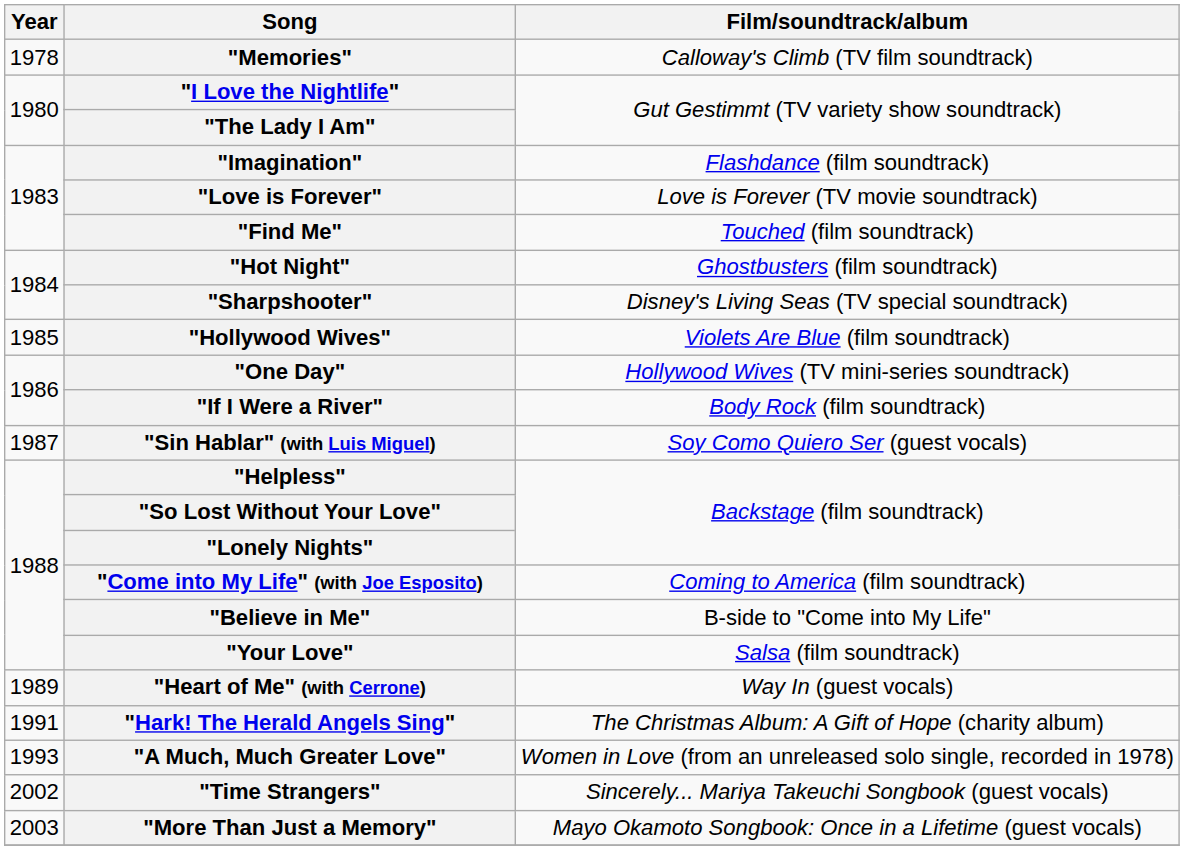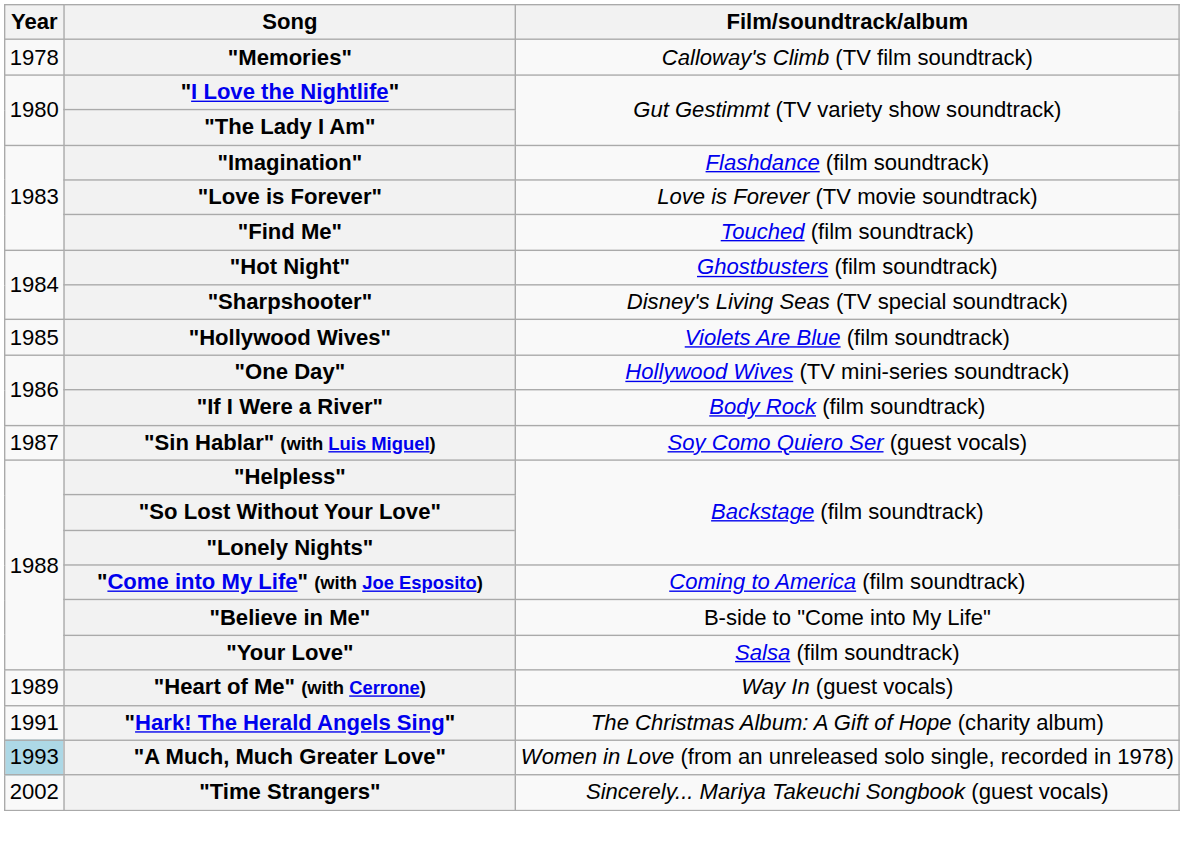(34, 757) no background -> (34, 757) lightblue background
- row: (290, 827)
